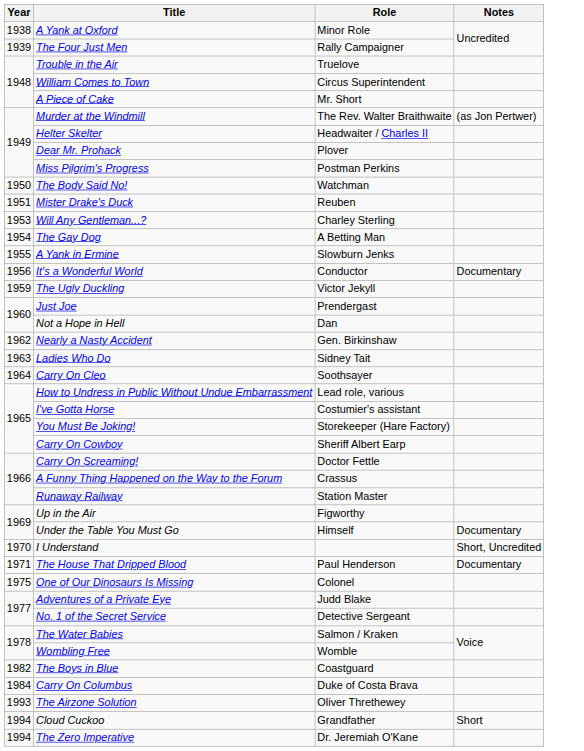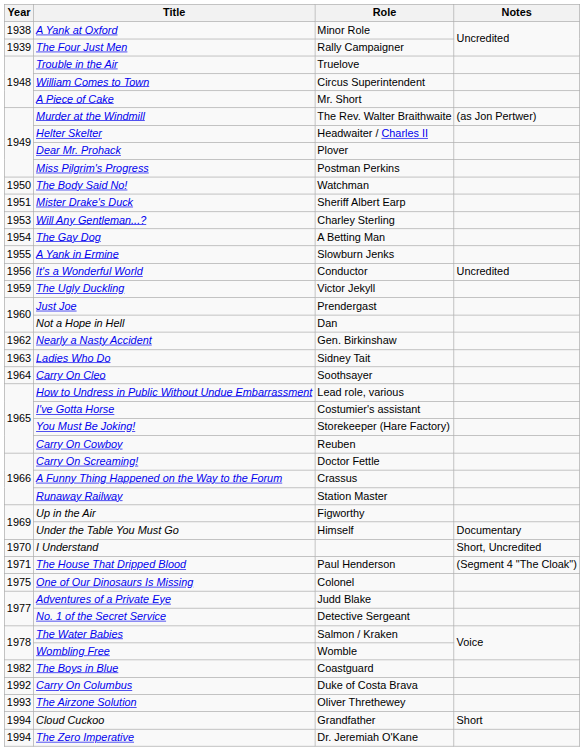(336, 202) Reuben -> (361, 202) Sheriff Albert Earp
(489, 271) Documentary -> (483, 271) Uncredited
(361, 444) Sheriff Albert Earp -> (336, 444) Reuben
(489, 565) Documentary -> (517, 565) (Segment 4 "The Cloak")
(19, 686) 1984 -> (19, 686) 1992
